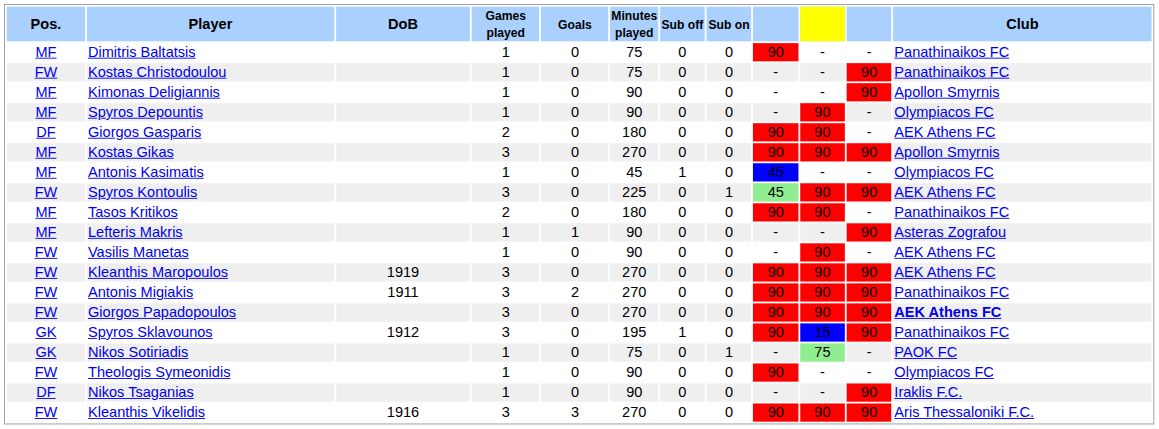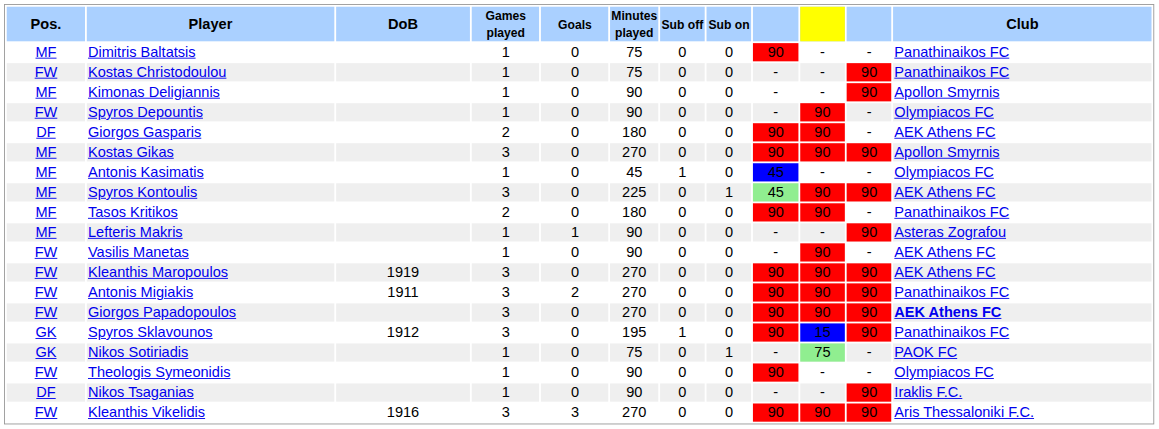(46, 112) MF -> (46, 112) FW
(46, 192) FW -> (46, 192) MF
